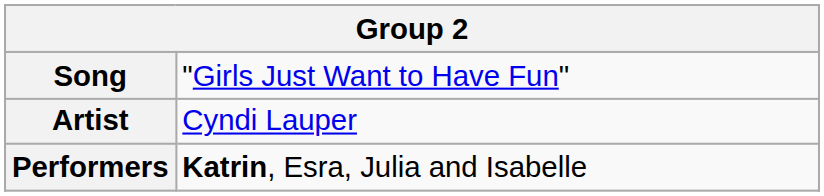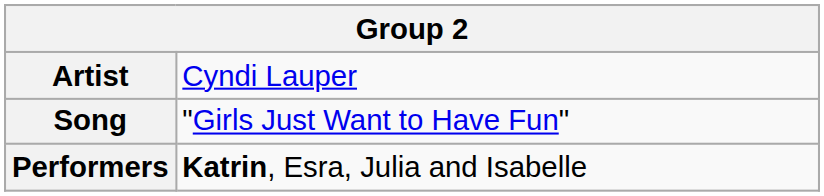rows swapped: (90, 75) <-> (90, 121)
